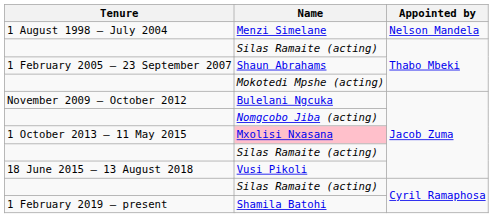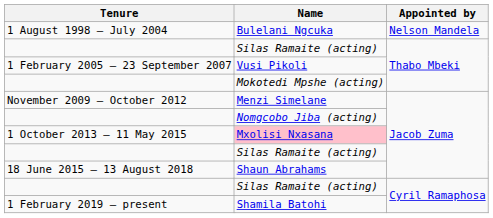(282, 30) Menzi Simelane -> (285, 30) Bulelani Ngcuka
(282, 65) Shaun Abrahams -> (272, 65) Vusi Pikoli
(285, 100) Bulelani Ngcuka -> (282, 100) Menzi Simelane
(272, 169) Vusi Pikoli -> (282, 169) Shaun Abrahams
